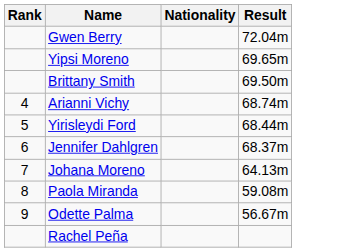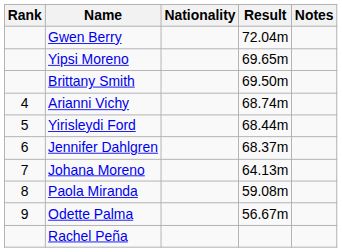+ column: (314, 15)
